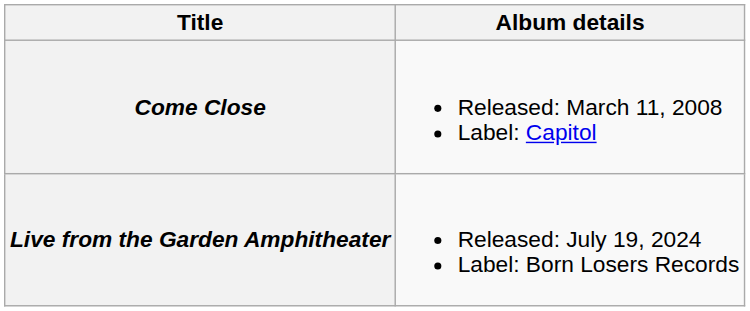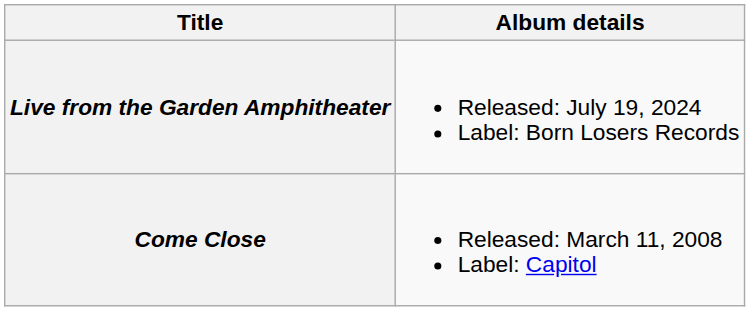rows swapped: (200, 106) <-> (200, 239)
